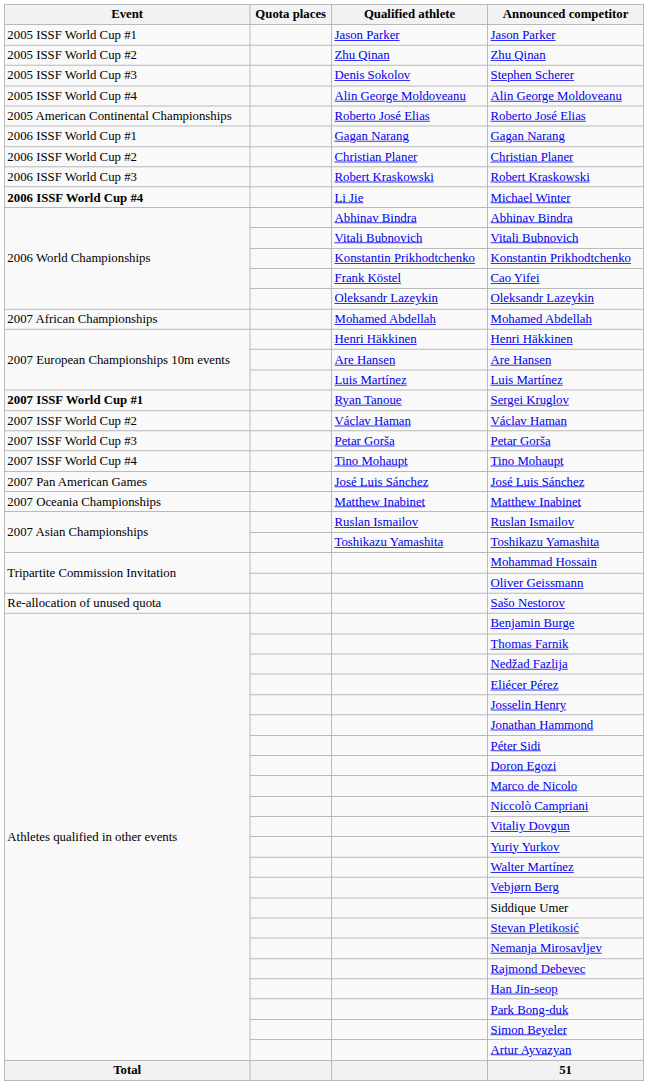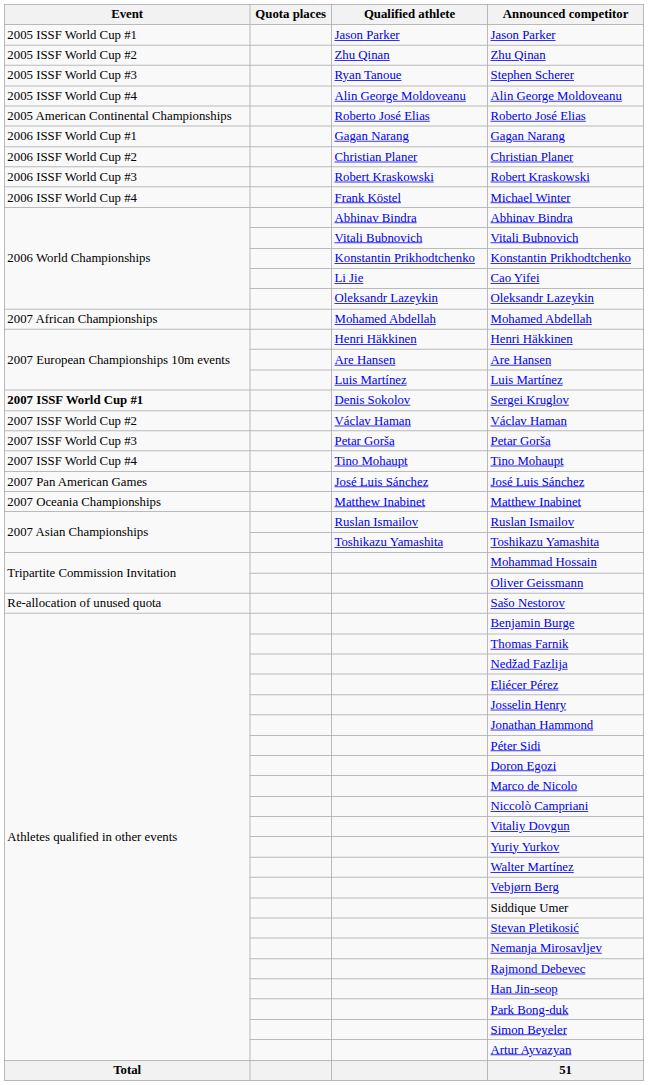(372, 75) Denis Sokolov -> (368, 75) Ryan Tanoue
(75, 197) bold -> (72, 197) normal
(349, 197) Li Jie -> (368, 197) Frank Köstel
(368, 278) Frank Köstel -> (349, 278) Li Jie
(368, 400) Ryan Tanoue -> (372, 400) Denis Sokolov
